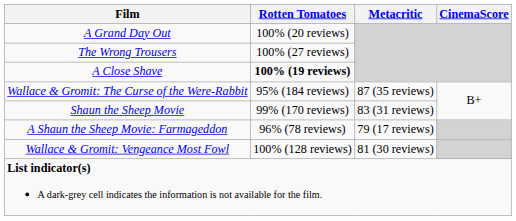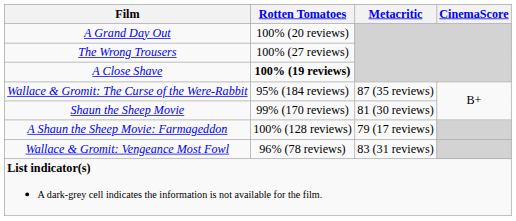(396, 110) 83 (31 reviews) -> (396, 110) 81 (30 reviews)
(302, 129) 96% (78 reviews) -> (302, 129) 100% (128 reviews)
(302, 149) 100% (128 reviews) -> (302, 149) 96% (78 reviews)
(396, 149) 81 (30 reviews) -> (396, 149) 83 (31 reviews)
